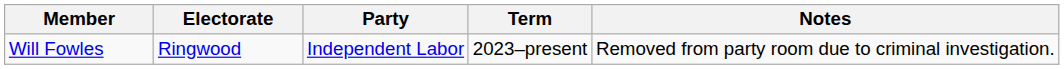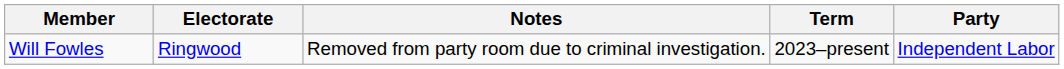columns swapped: (386, 19) <-> (825, 19)
